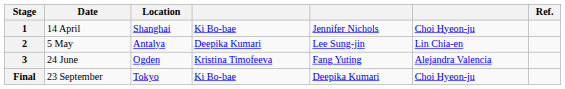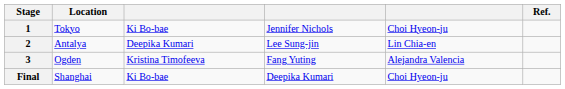- column: (88, 12)
(152, 28) Shanghai -> (67, 28) Tokyo
(146, 76) Tokyo -> (73, 76) Shanghai
